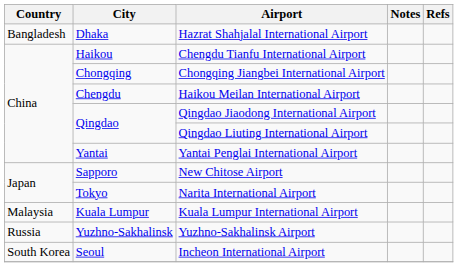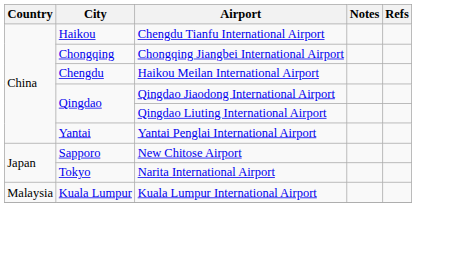- row: (273, 34)
- row: (247, 232)
- row: (252, 251)
